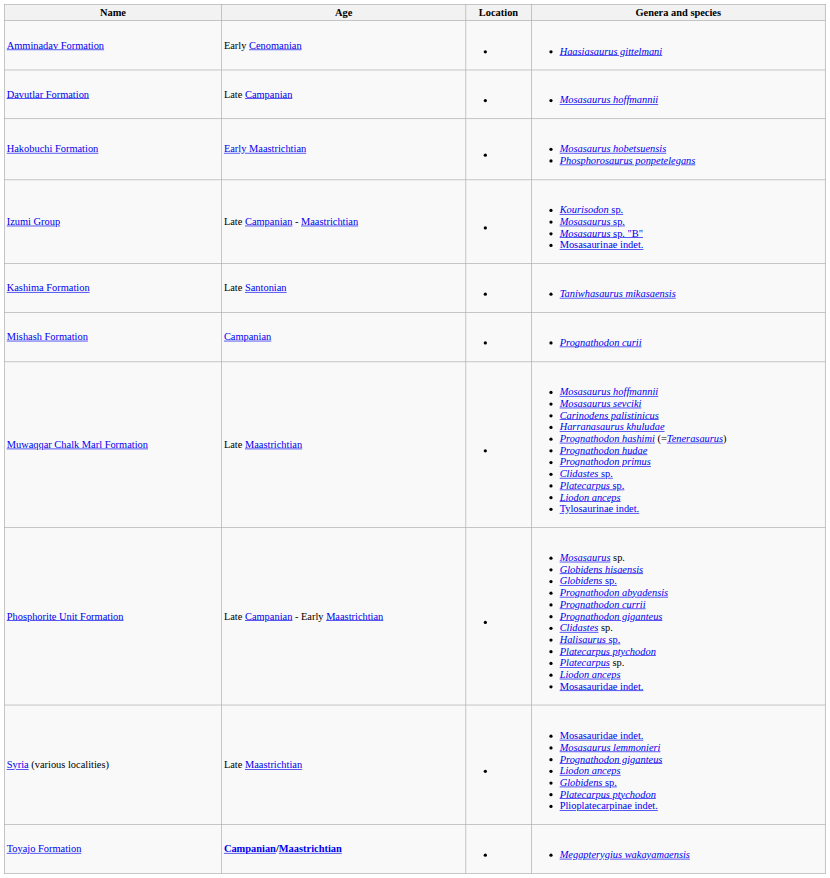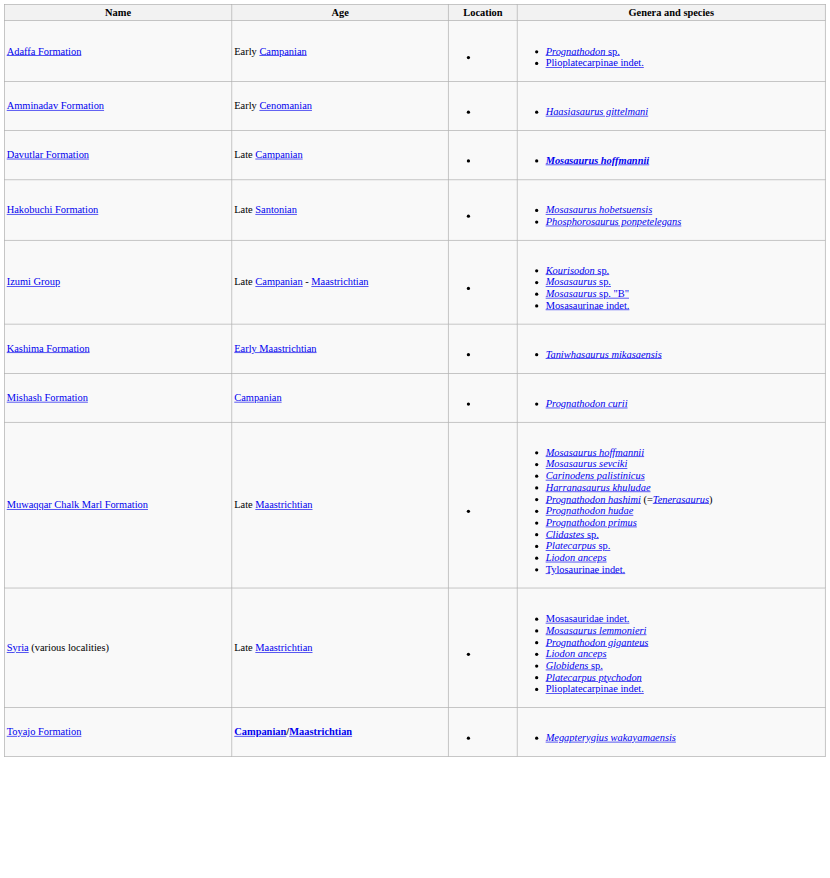+ row: (44, 51)
(678, 100) normal -> (671, 161) bold
(265, 149) Early Maastrichtian -> (266, 210) Late Santonian
(255, 288) Late Santonian -> (275, 348) Early Maastrichtian
- row: (65, 616)
